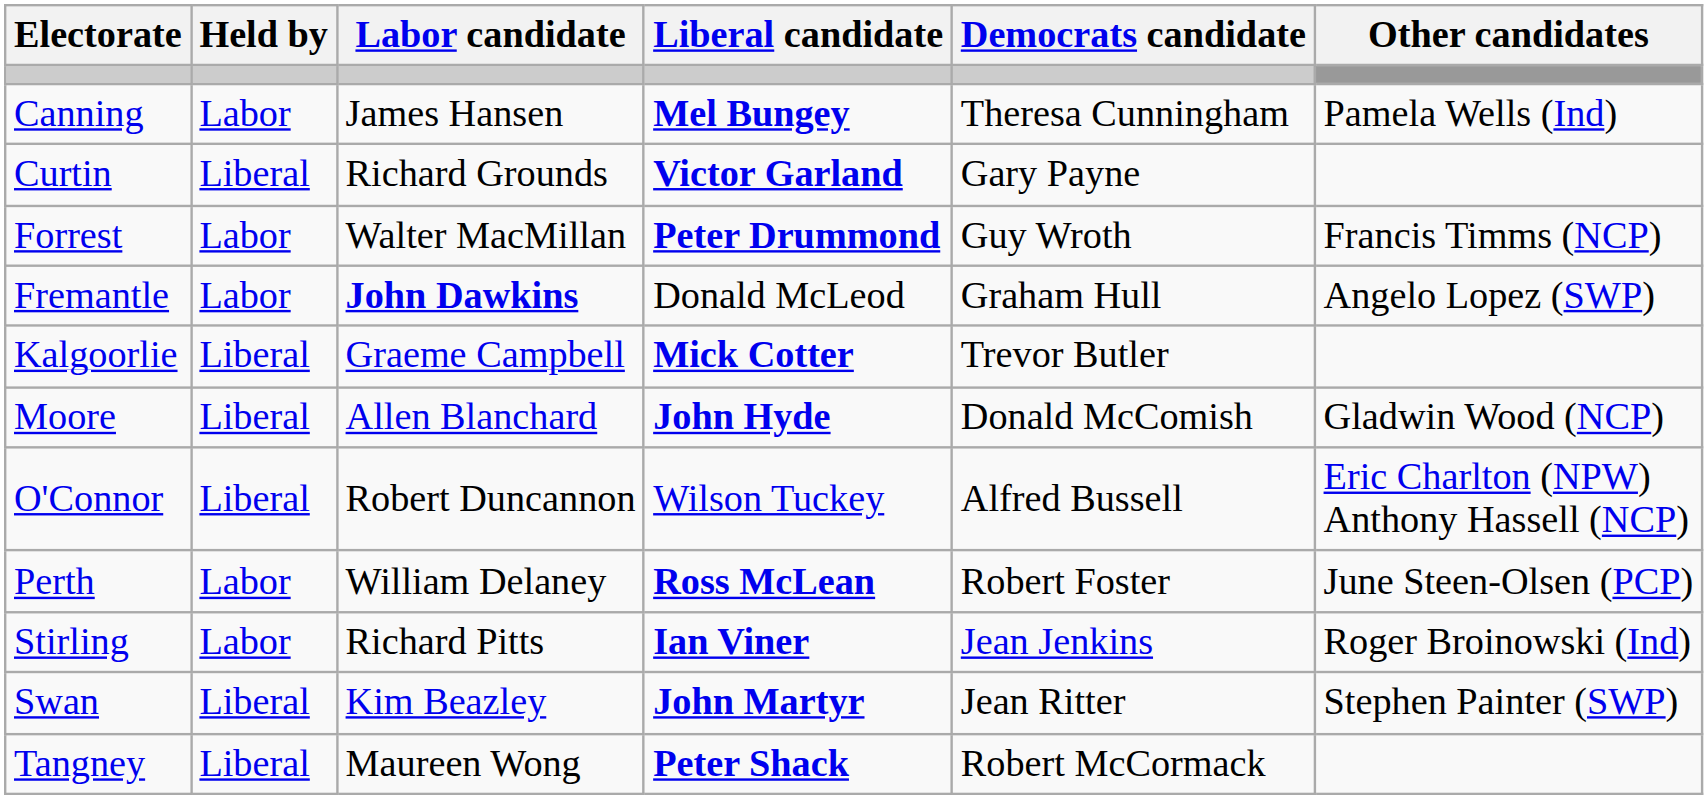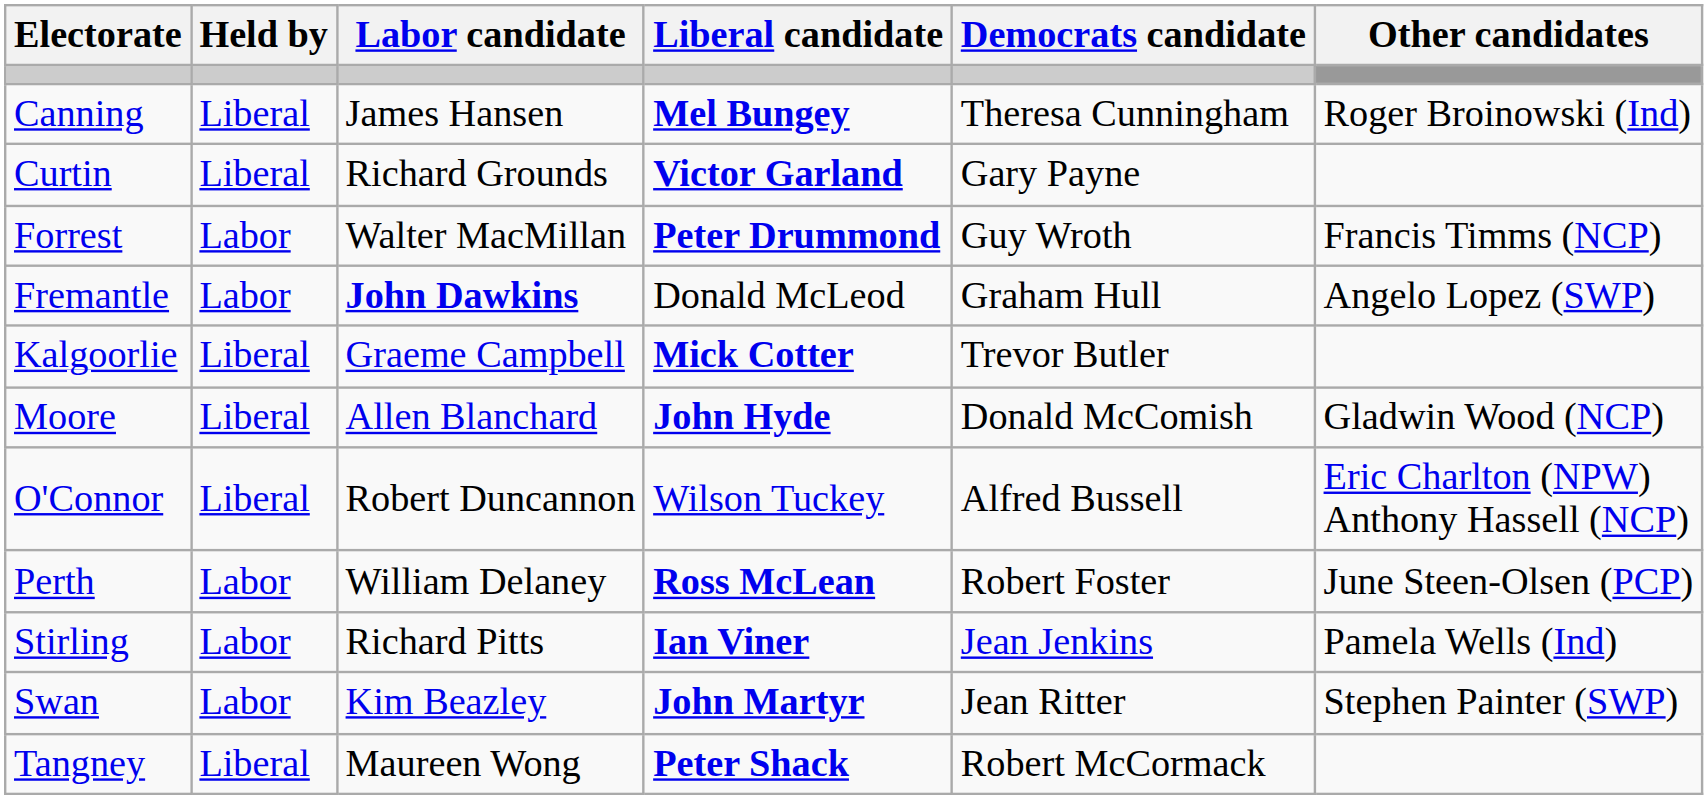(245, 113) Labor -> (255, 113) Liberal
(1470, 113) Pamela Wells (Ind) -> (1507, 113) Roger Broinowski (Ind)
(1507, 641) Roger Broinowski (Ind) -> (1470, 641) Pamela Wells (Ind)
(255, 701) Liberal -> (245, 701) Labor
